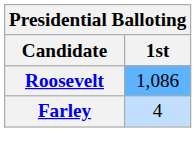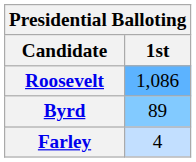+ row: (65, 111)
